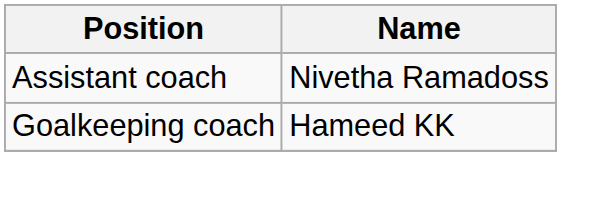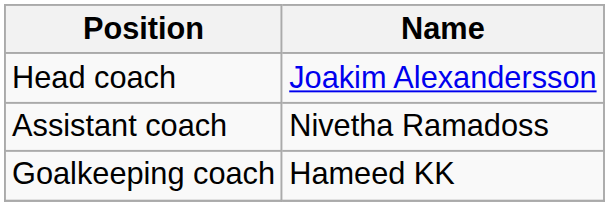+ row: (94, 77)
